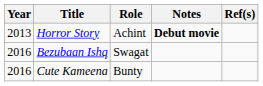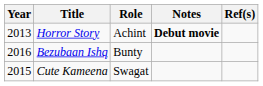(131, 52) Swagat -> (128, 52) Bunty
(19, 71) 2016 -> (19, 71) 2015
(128, 71) Bunty -> (131, 71) Swagat
